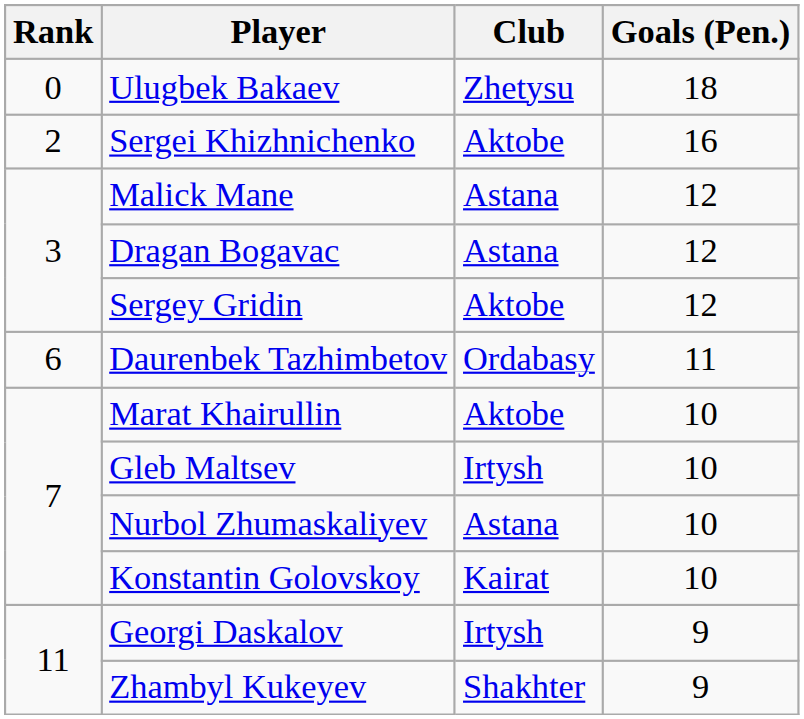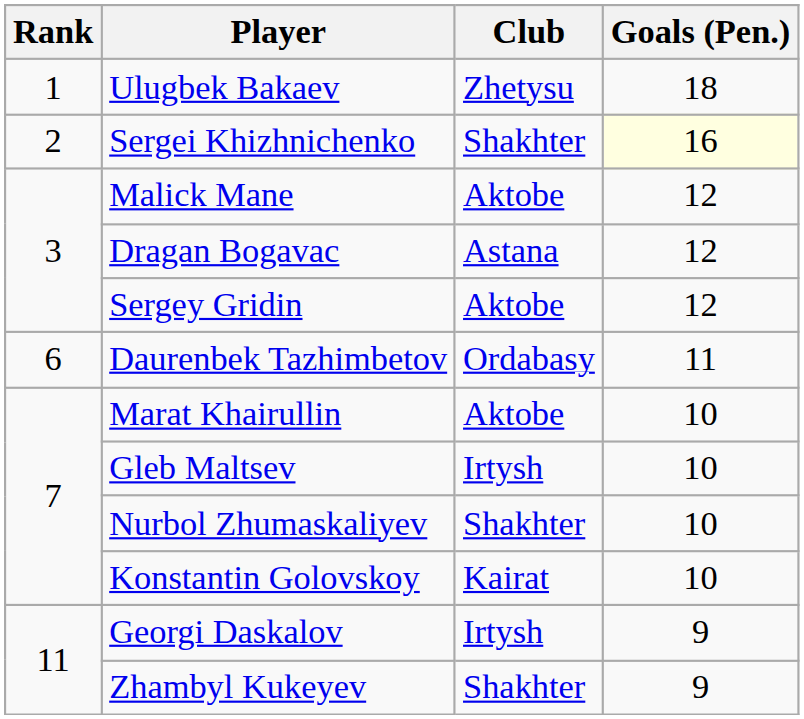(53, 86) 0 -> (53, 86) 1
(514, 140) Aktobe -> (524, 140) Shakhter
(700, 140) no background -> (700, 140) lightyellow background
(511, 195) Astana -> (514, 195) Aktobe
(511, 522) Astana -> (524, 522) Shakhter
